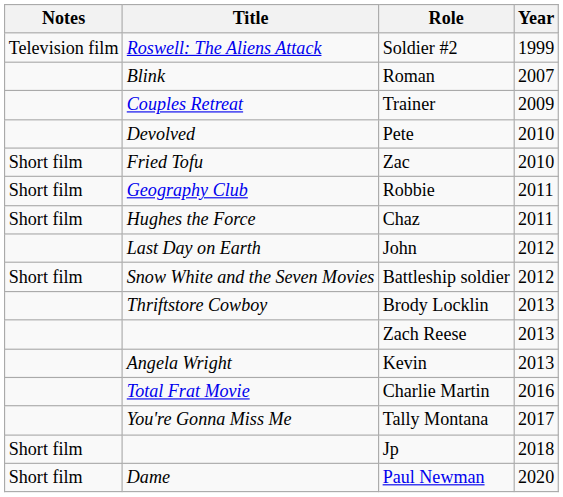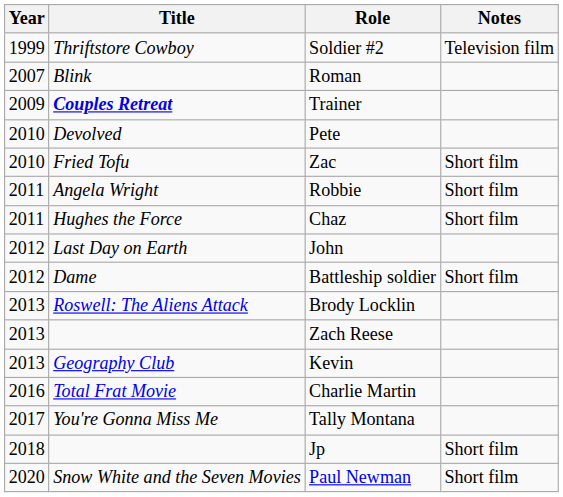columns swapped: (536, 18) <-> (64, 18)
(224, 47) Roswell: The Aliens Attack -> (123, 47) Thriftstore Cowboy
(185, 104) normal -> (113, 104) bold
(187, 190) Geography Club -> (106, 190) Angela Wright
(251, 276) Snow White and the Seven Movies -> (75, 276) Dame
(197, 305) Thriftstore Cowboy -> (151, 305) Roswell: The Aliens Attack
(179, 362) Angela Wright -> (114, 362) Geography Club
(148, 477) Dame -> (177, 477) Snow White and the Seven Movies
